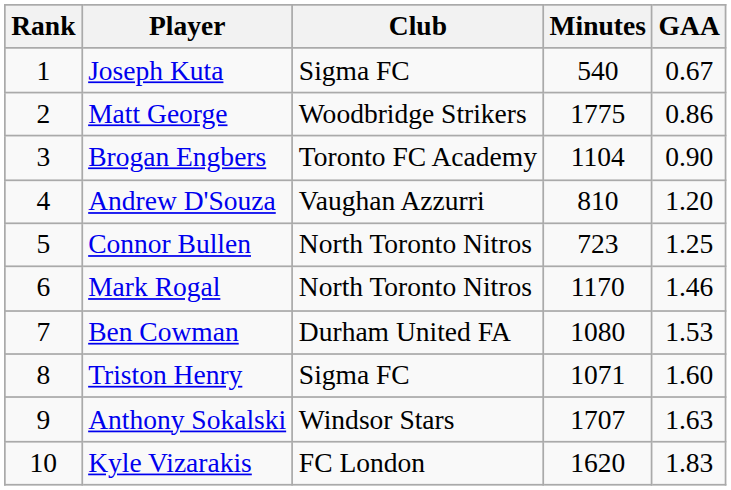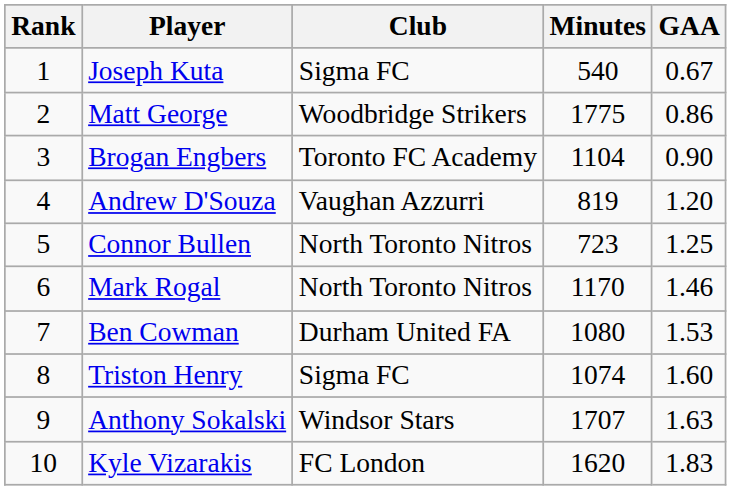(598, 200) 810 -> (598, 200) 819
(598, 375) 1071 -> (598, 375) 1074
